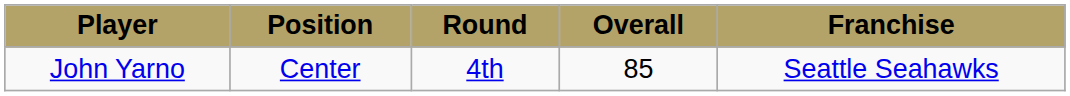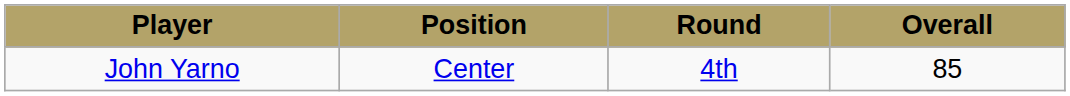- column: (891, 25)
